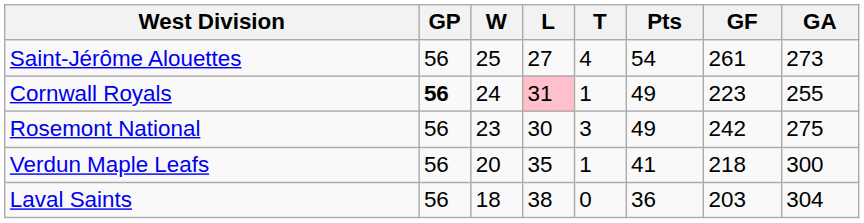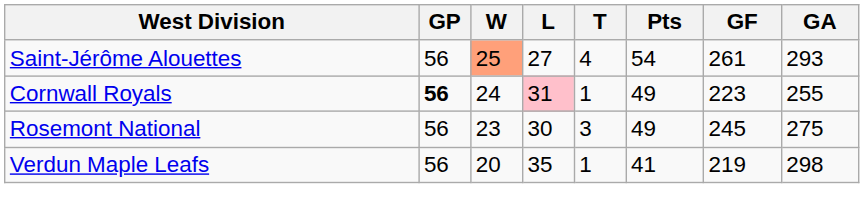(488, 57) no background -> (488, 57) lightsalmon background
(805, 57) 273 -> (805, 57) 293
(727, 128) 242 -> (727, 128) 245
(727, 164) 218 -> (727, 164) 219
(805, 164) 300 -> (805, 164) 298
- row: (71, 199)
